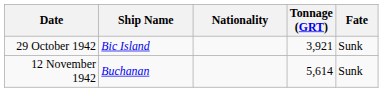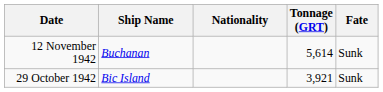rows swapped: (56, 45) <-> (64, 71)
